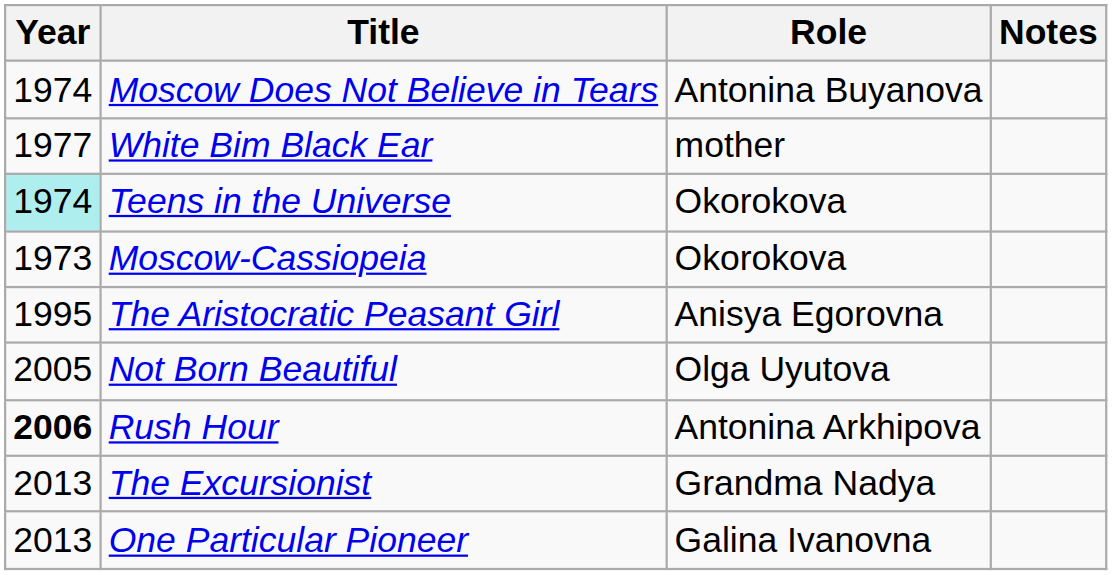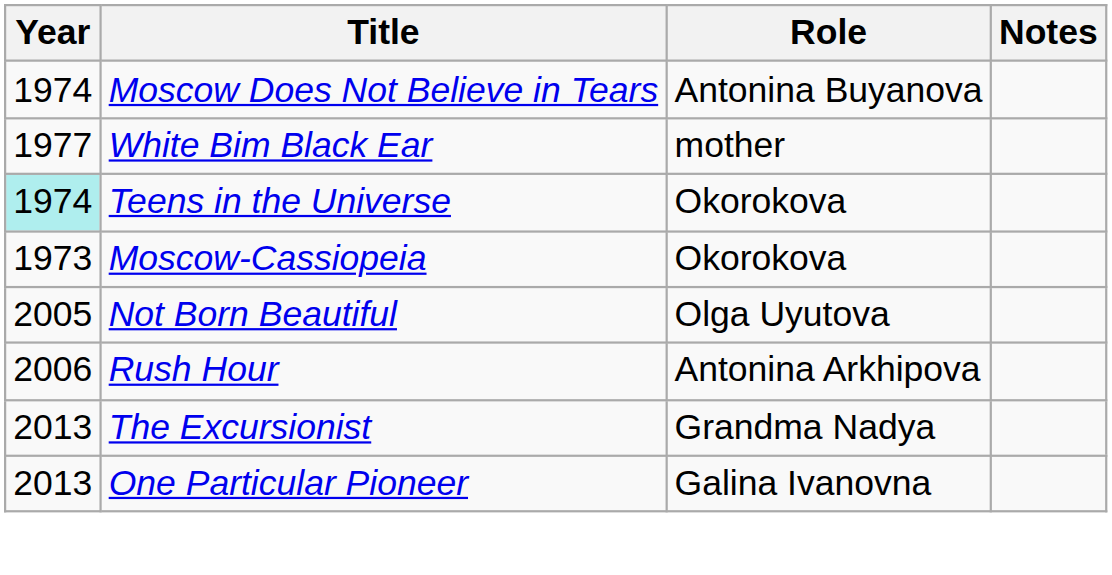- row: (334, 314)
(53, 426) bold -> (53, 370) normal
